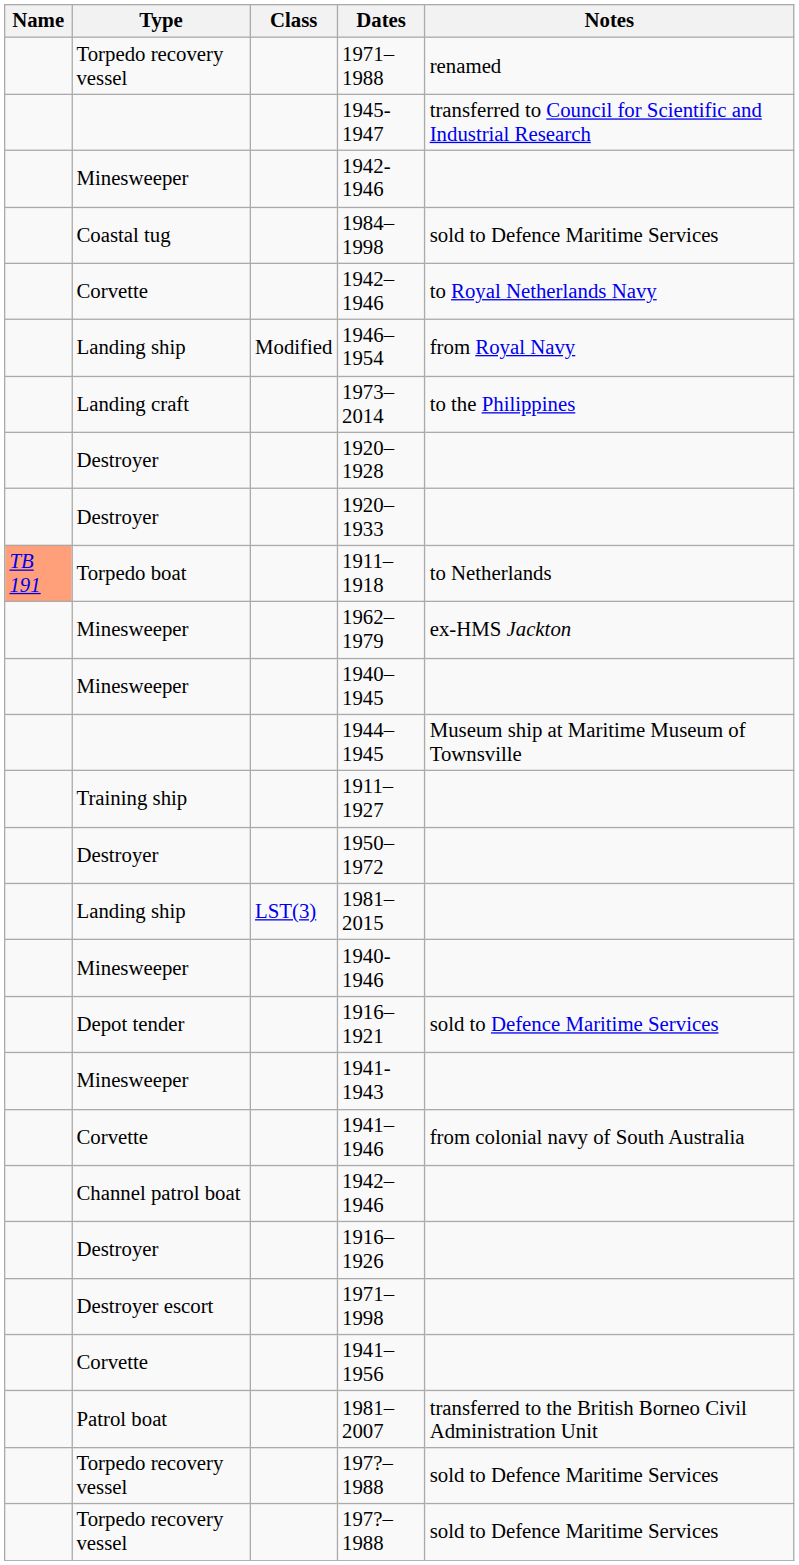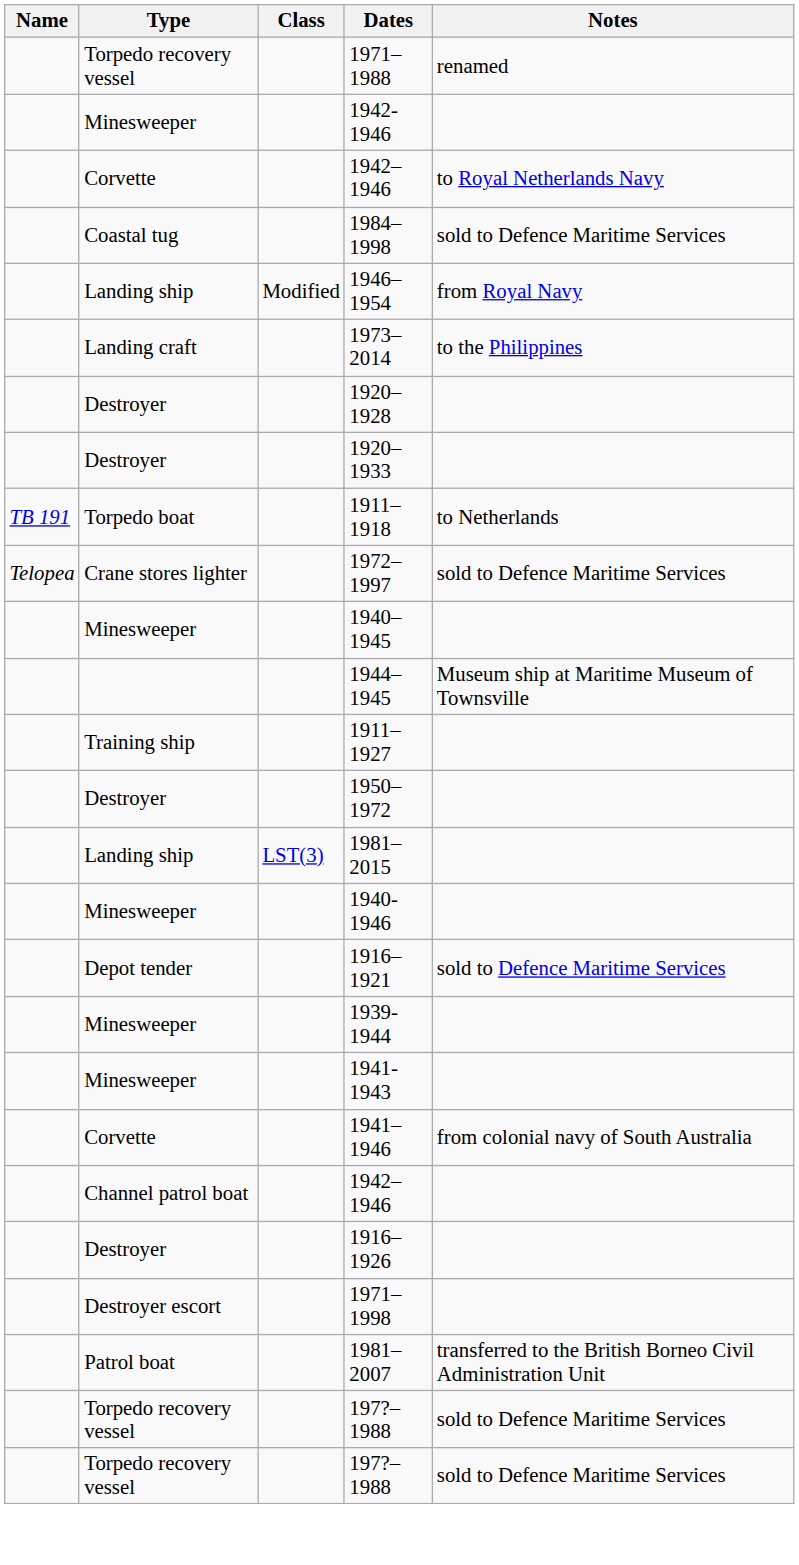- row: (161, 122)
rows swapped: (124, 234) <-> (112, 291)
(25, 573) lightsalmon background -> (40, 516) no background
- row: (132, 629)
+ row: (166, 573)
+ row: (140, 1024)
- row: (112, 1362)
